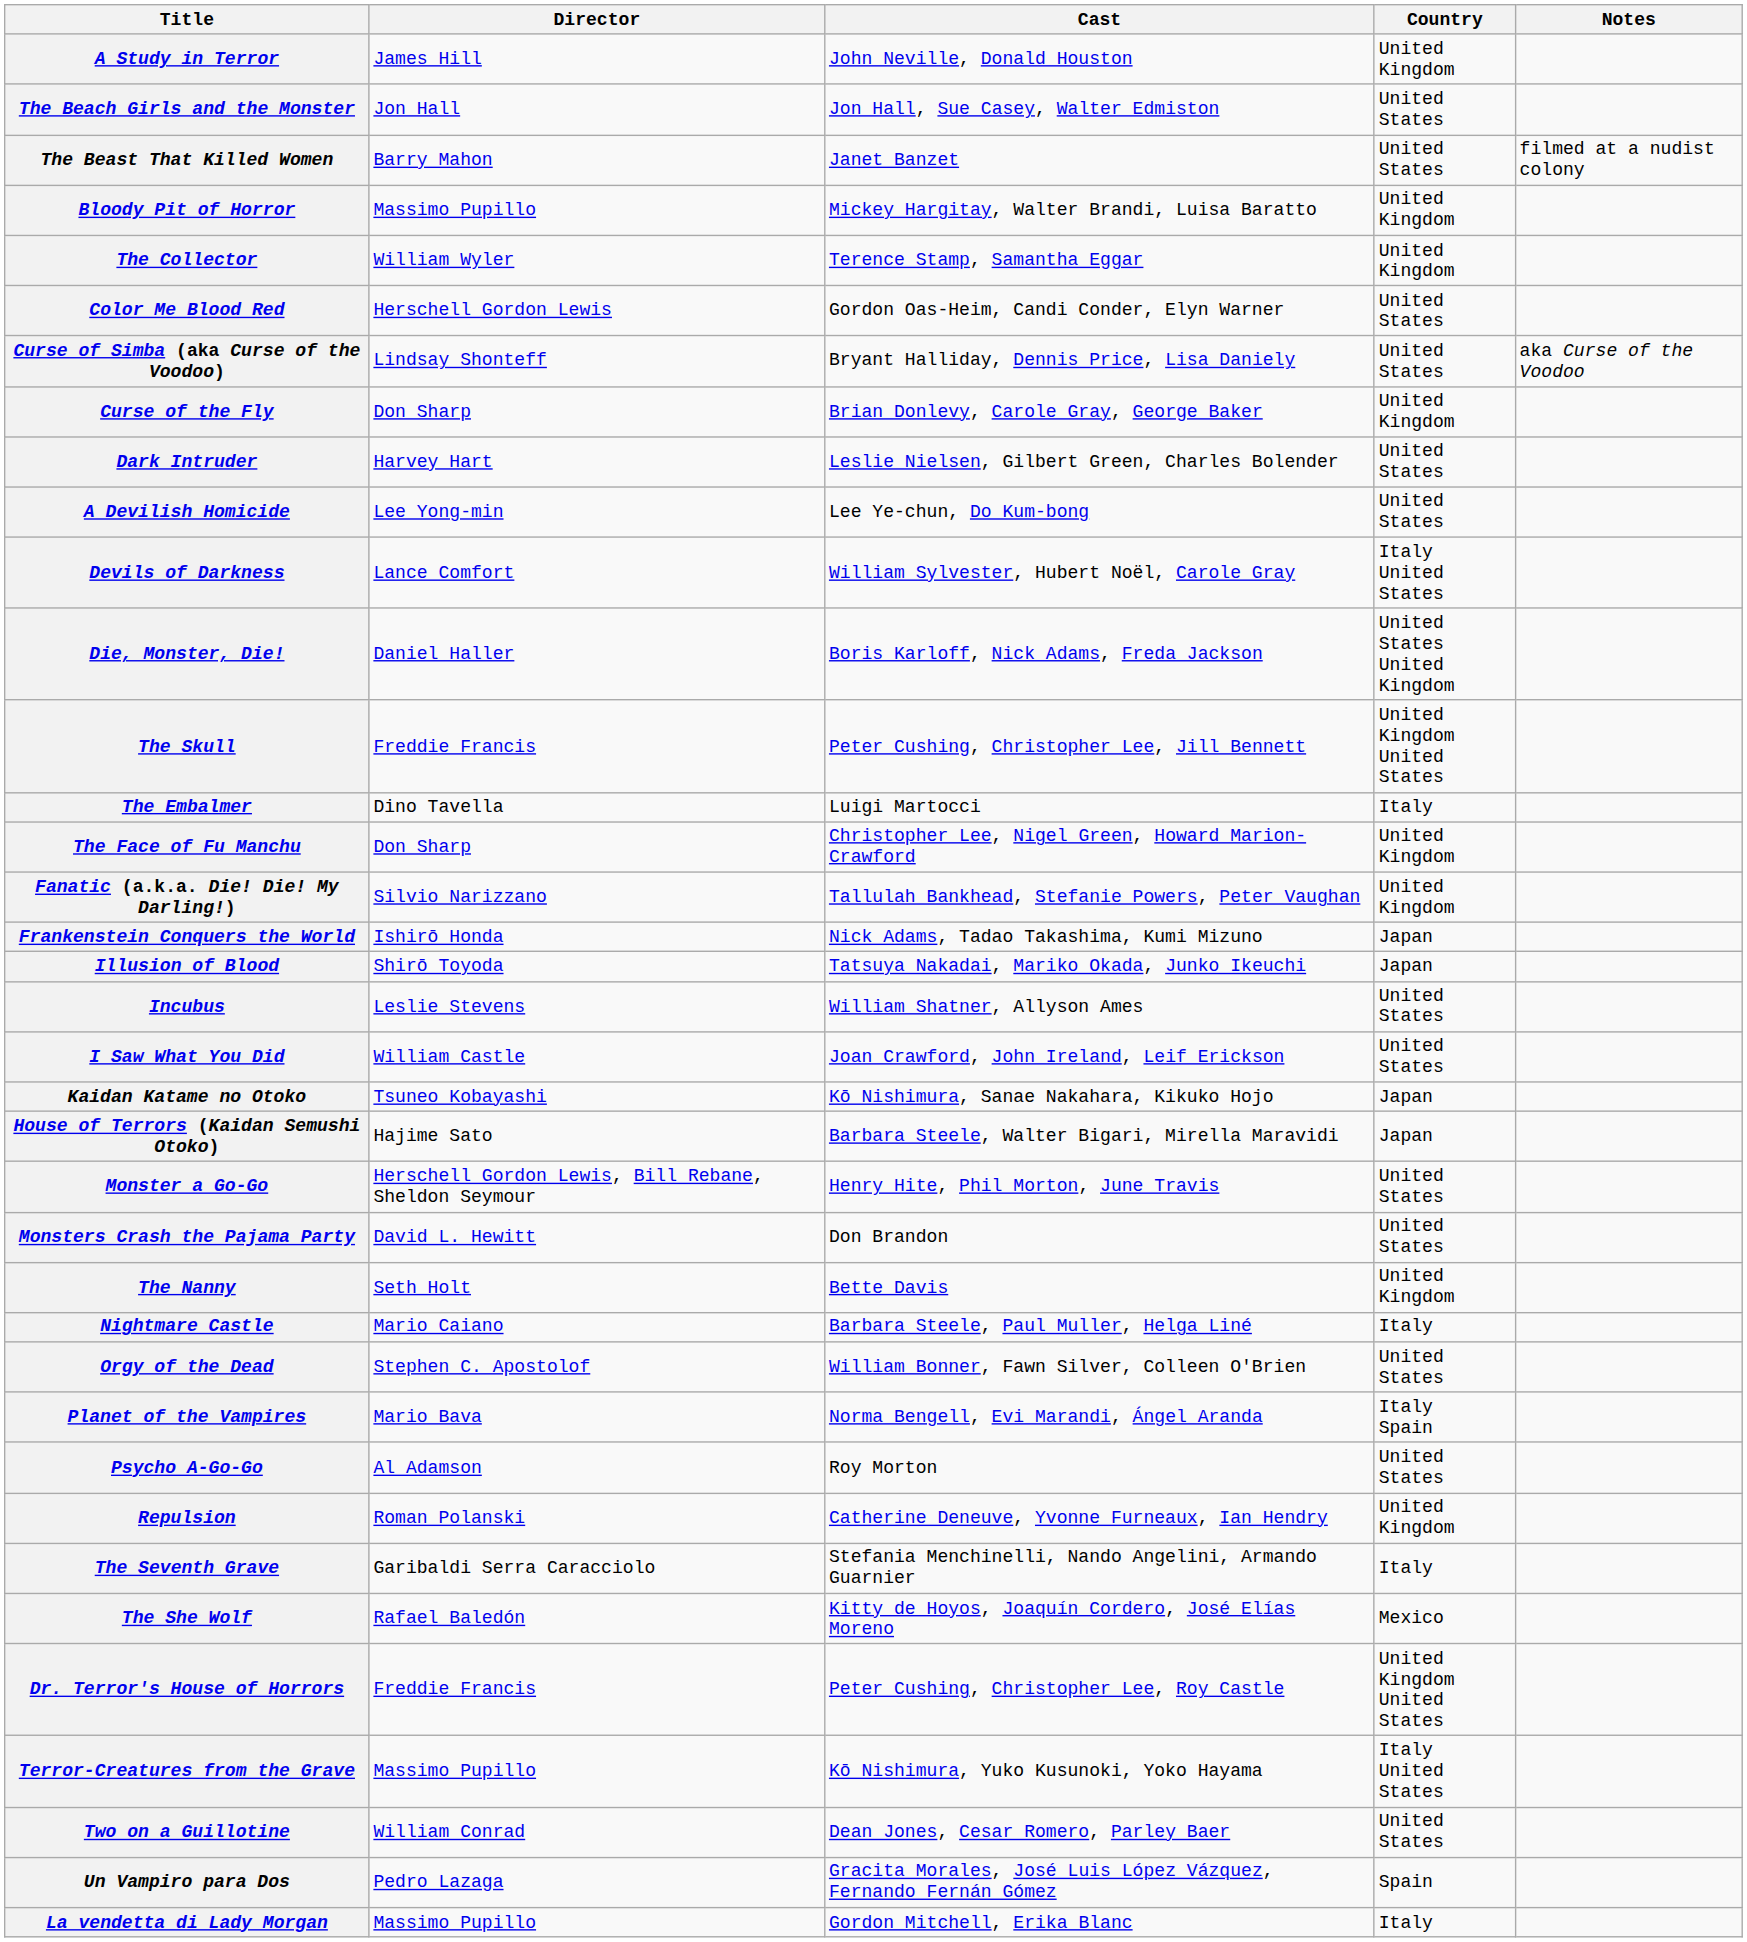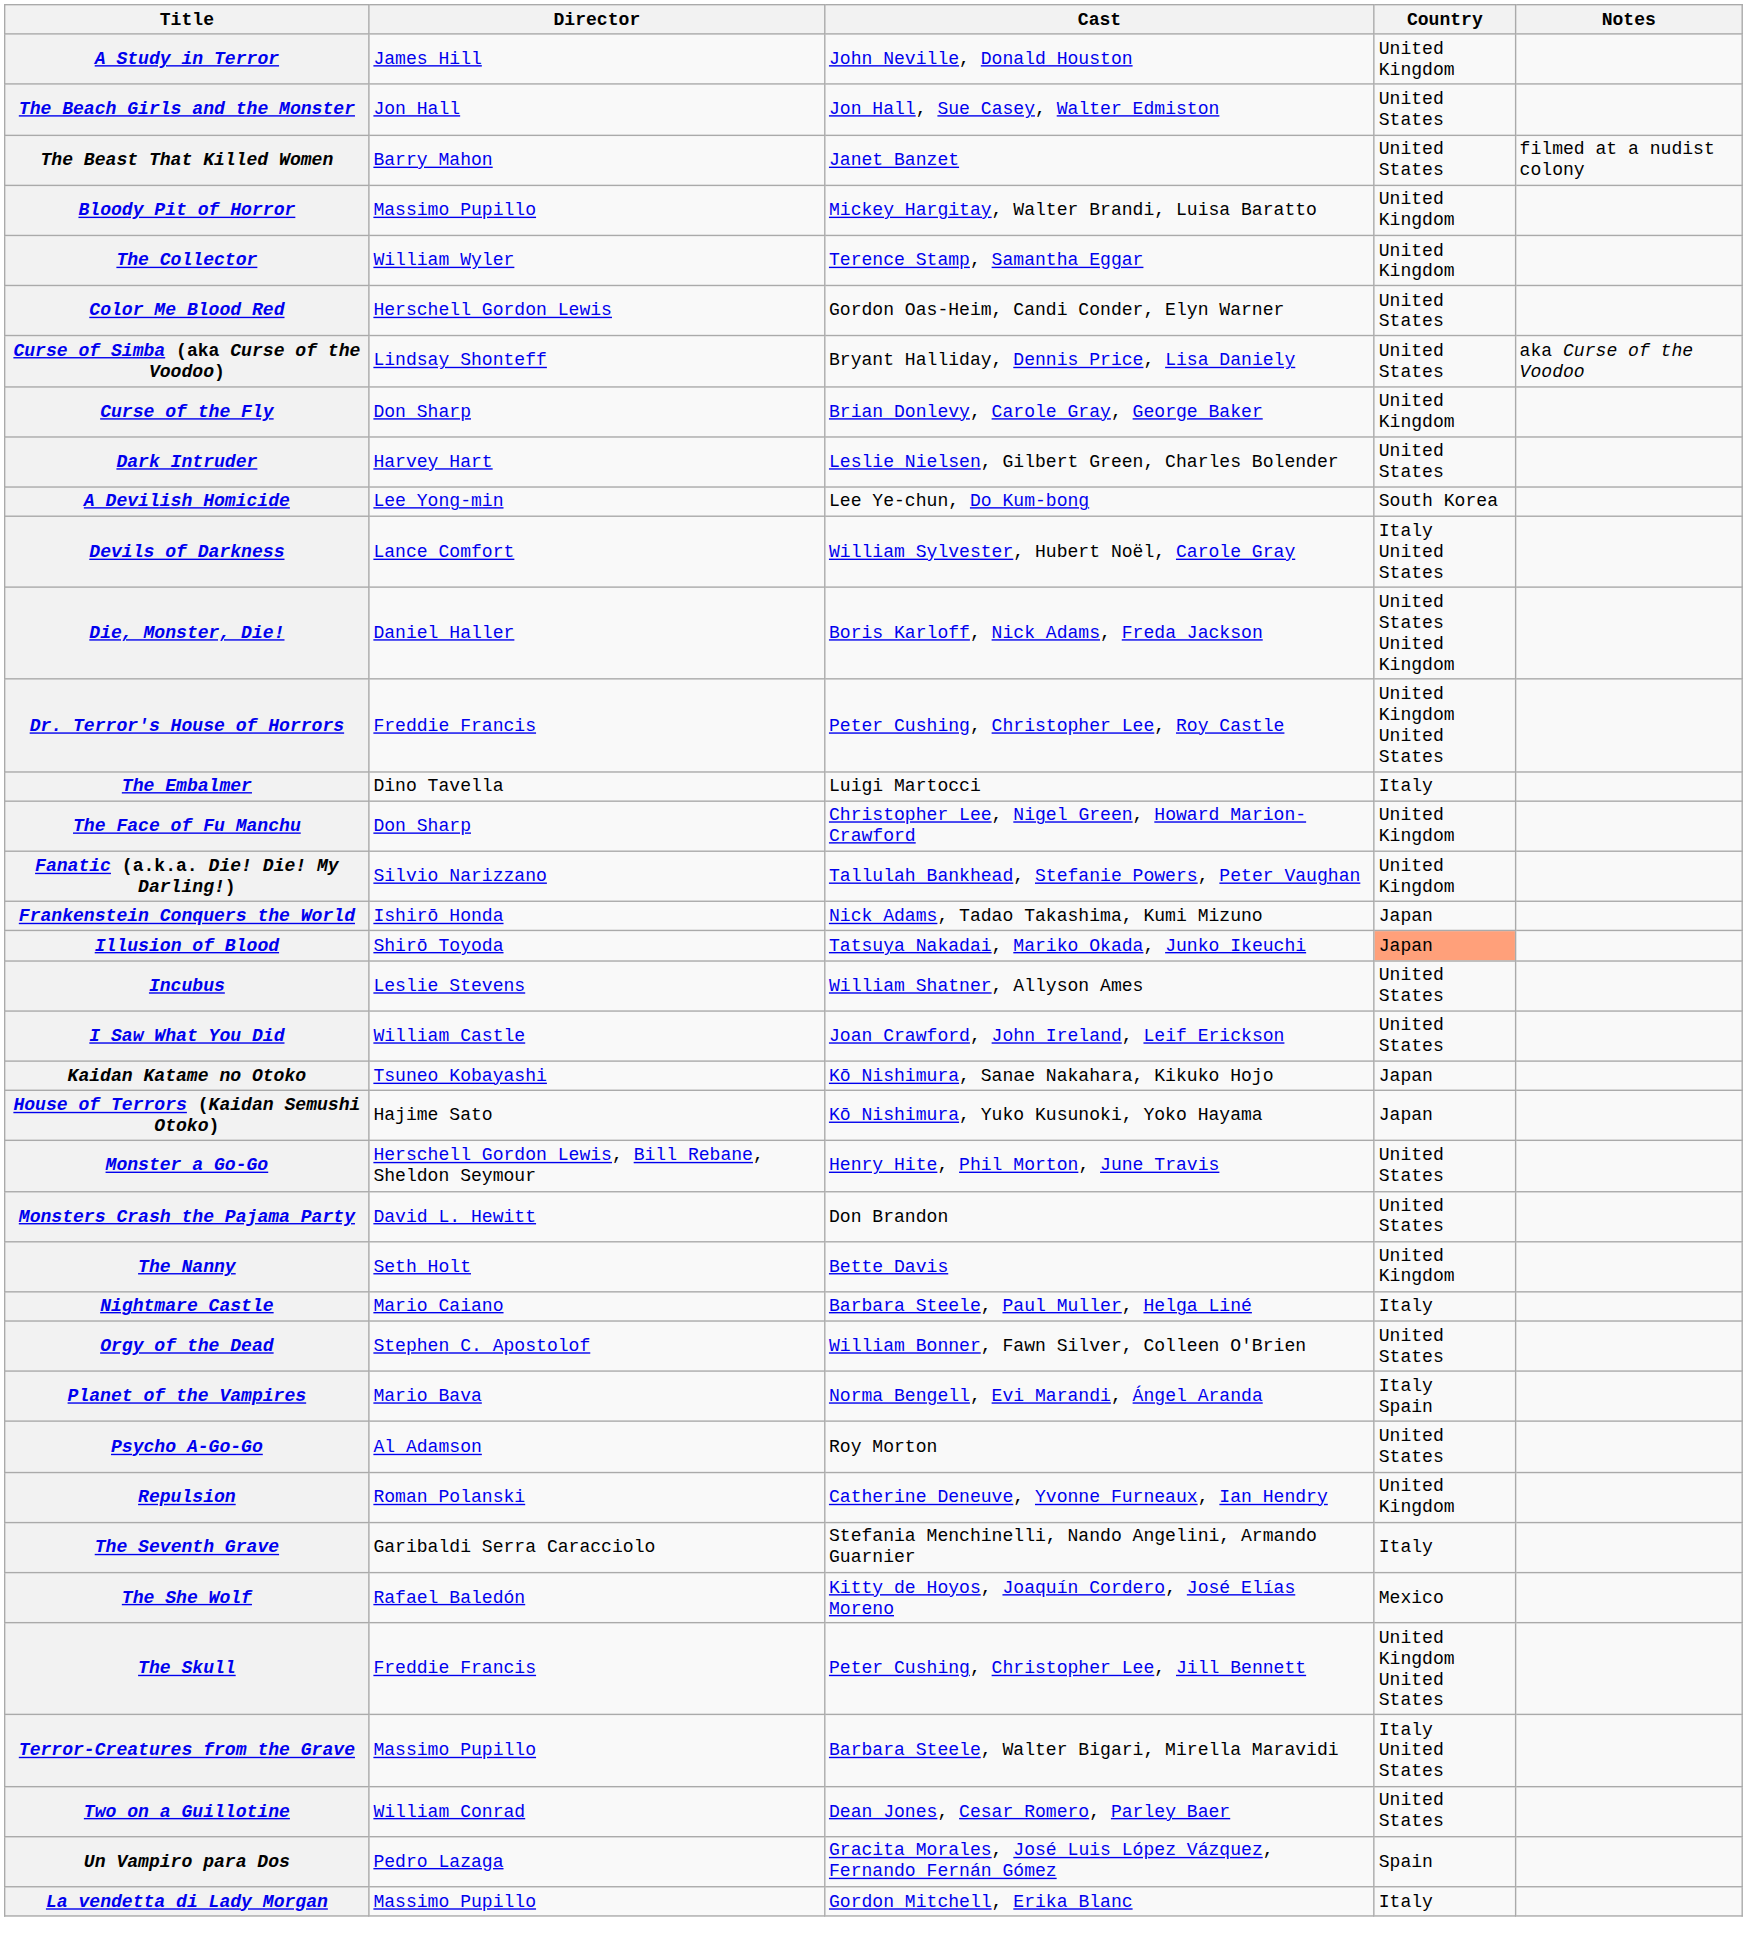(1411, 512) United States -> (1438, 502) South Korea
rows swapped: (187, 1690) <-> (187, 746)
(1406, 967) no background -> (1406, 946) lightsalmon background
(1084, 1136) Barbara Steele, Walter Bigari, Mirella Maravidi -> (1046, 1116) Kō Nishimura, Yuko Kusunoki, Yoko Hayama
(1046, 1771) Kō Nishimura, Yuko Kusunoki, Yoko Hayama -> (1084, 1750) Barbara Steele, Walter Bigari, Mirella Maravidi
